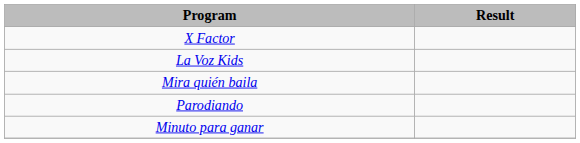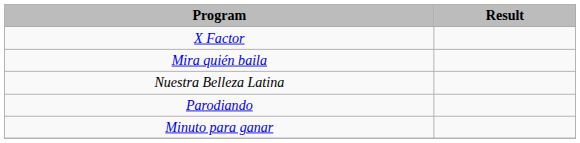- row: (210, 60)
+ row: (219, 82)
